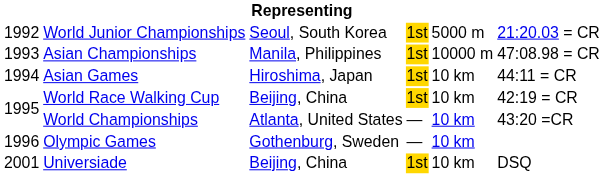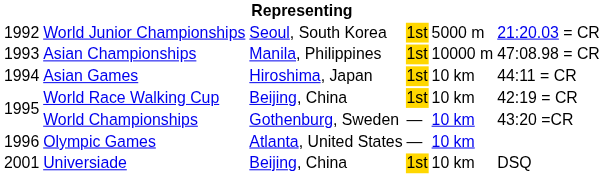(326, 119) Atlanta, United States -> (324, 119) Gothenburg, Sweden
(324, 141) Gothenburg, Sweden -> (326, 141) Atlanta, United States
